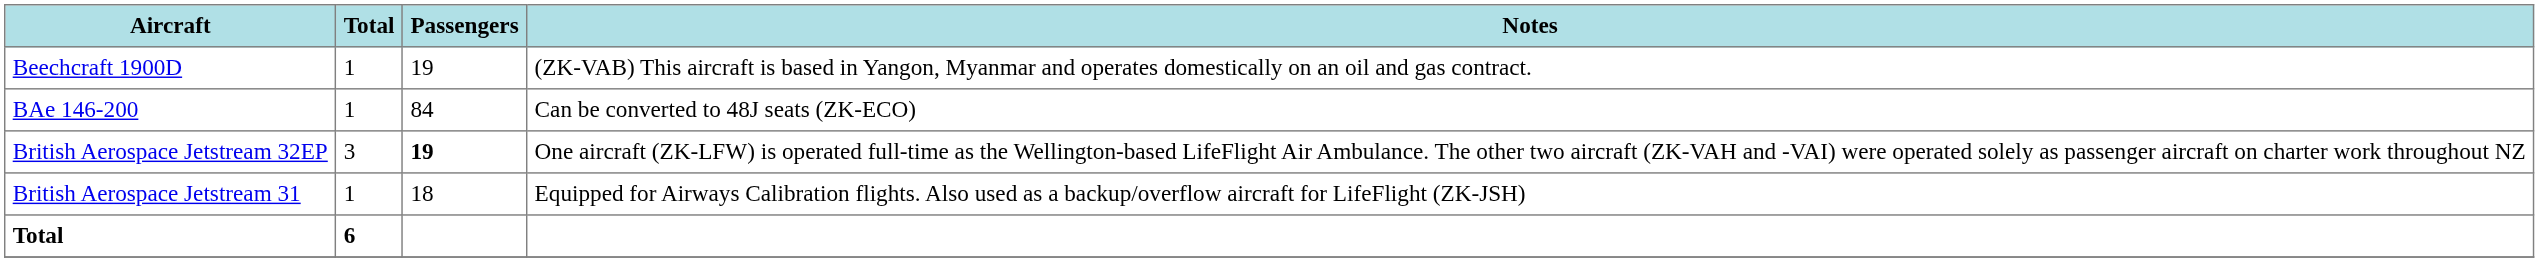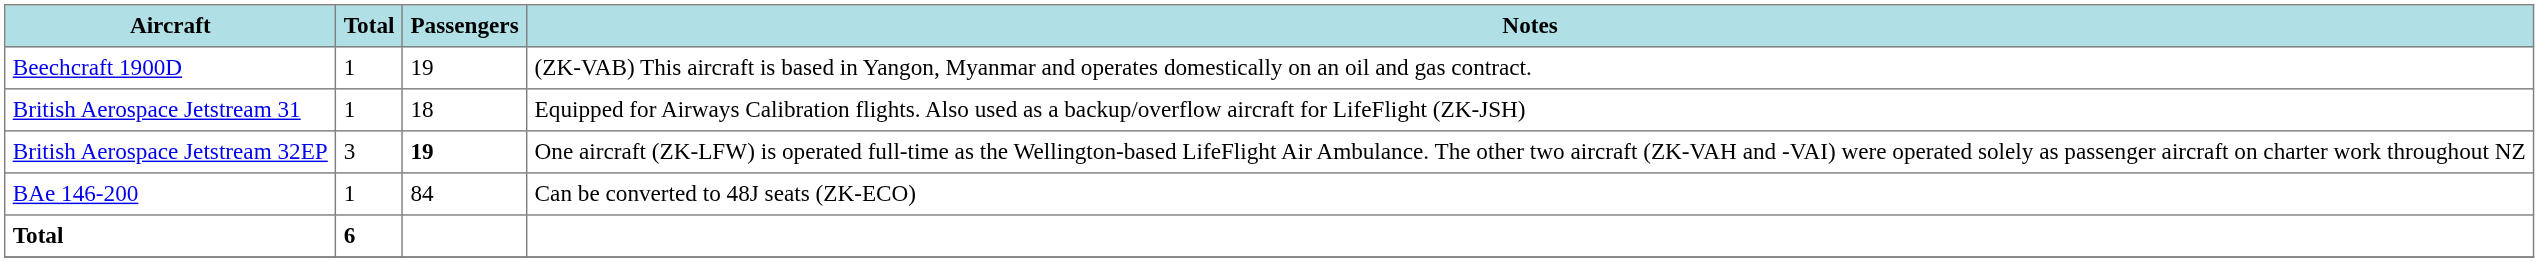rows swapped: (157, 193) <-> (76, 109)
